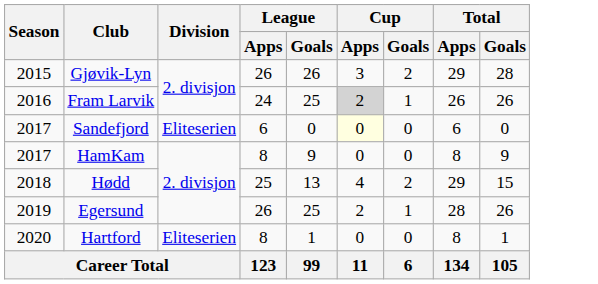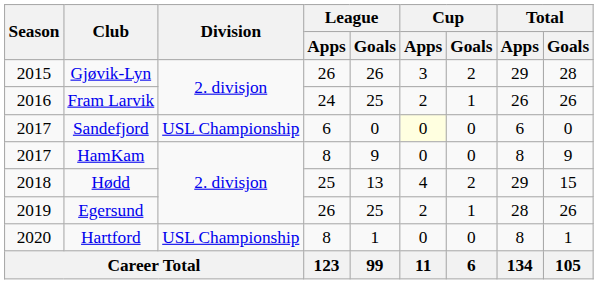(360, 100) lightgrey background -> (423, 100) no background
(199, 127) Eliteserien -> (231, 127) USL Championship
(199, 237) Eliteserien -> (231, 237) USL Championship
